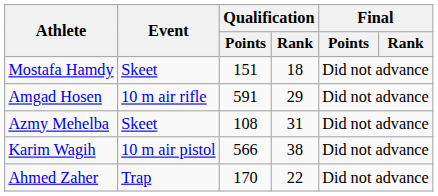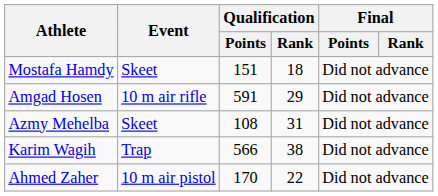(168, 151) 10 m air pistol -> (136, 151) Trap
(136, 177) Trap -> (168, 177) 10 m air pistol
